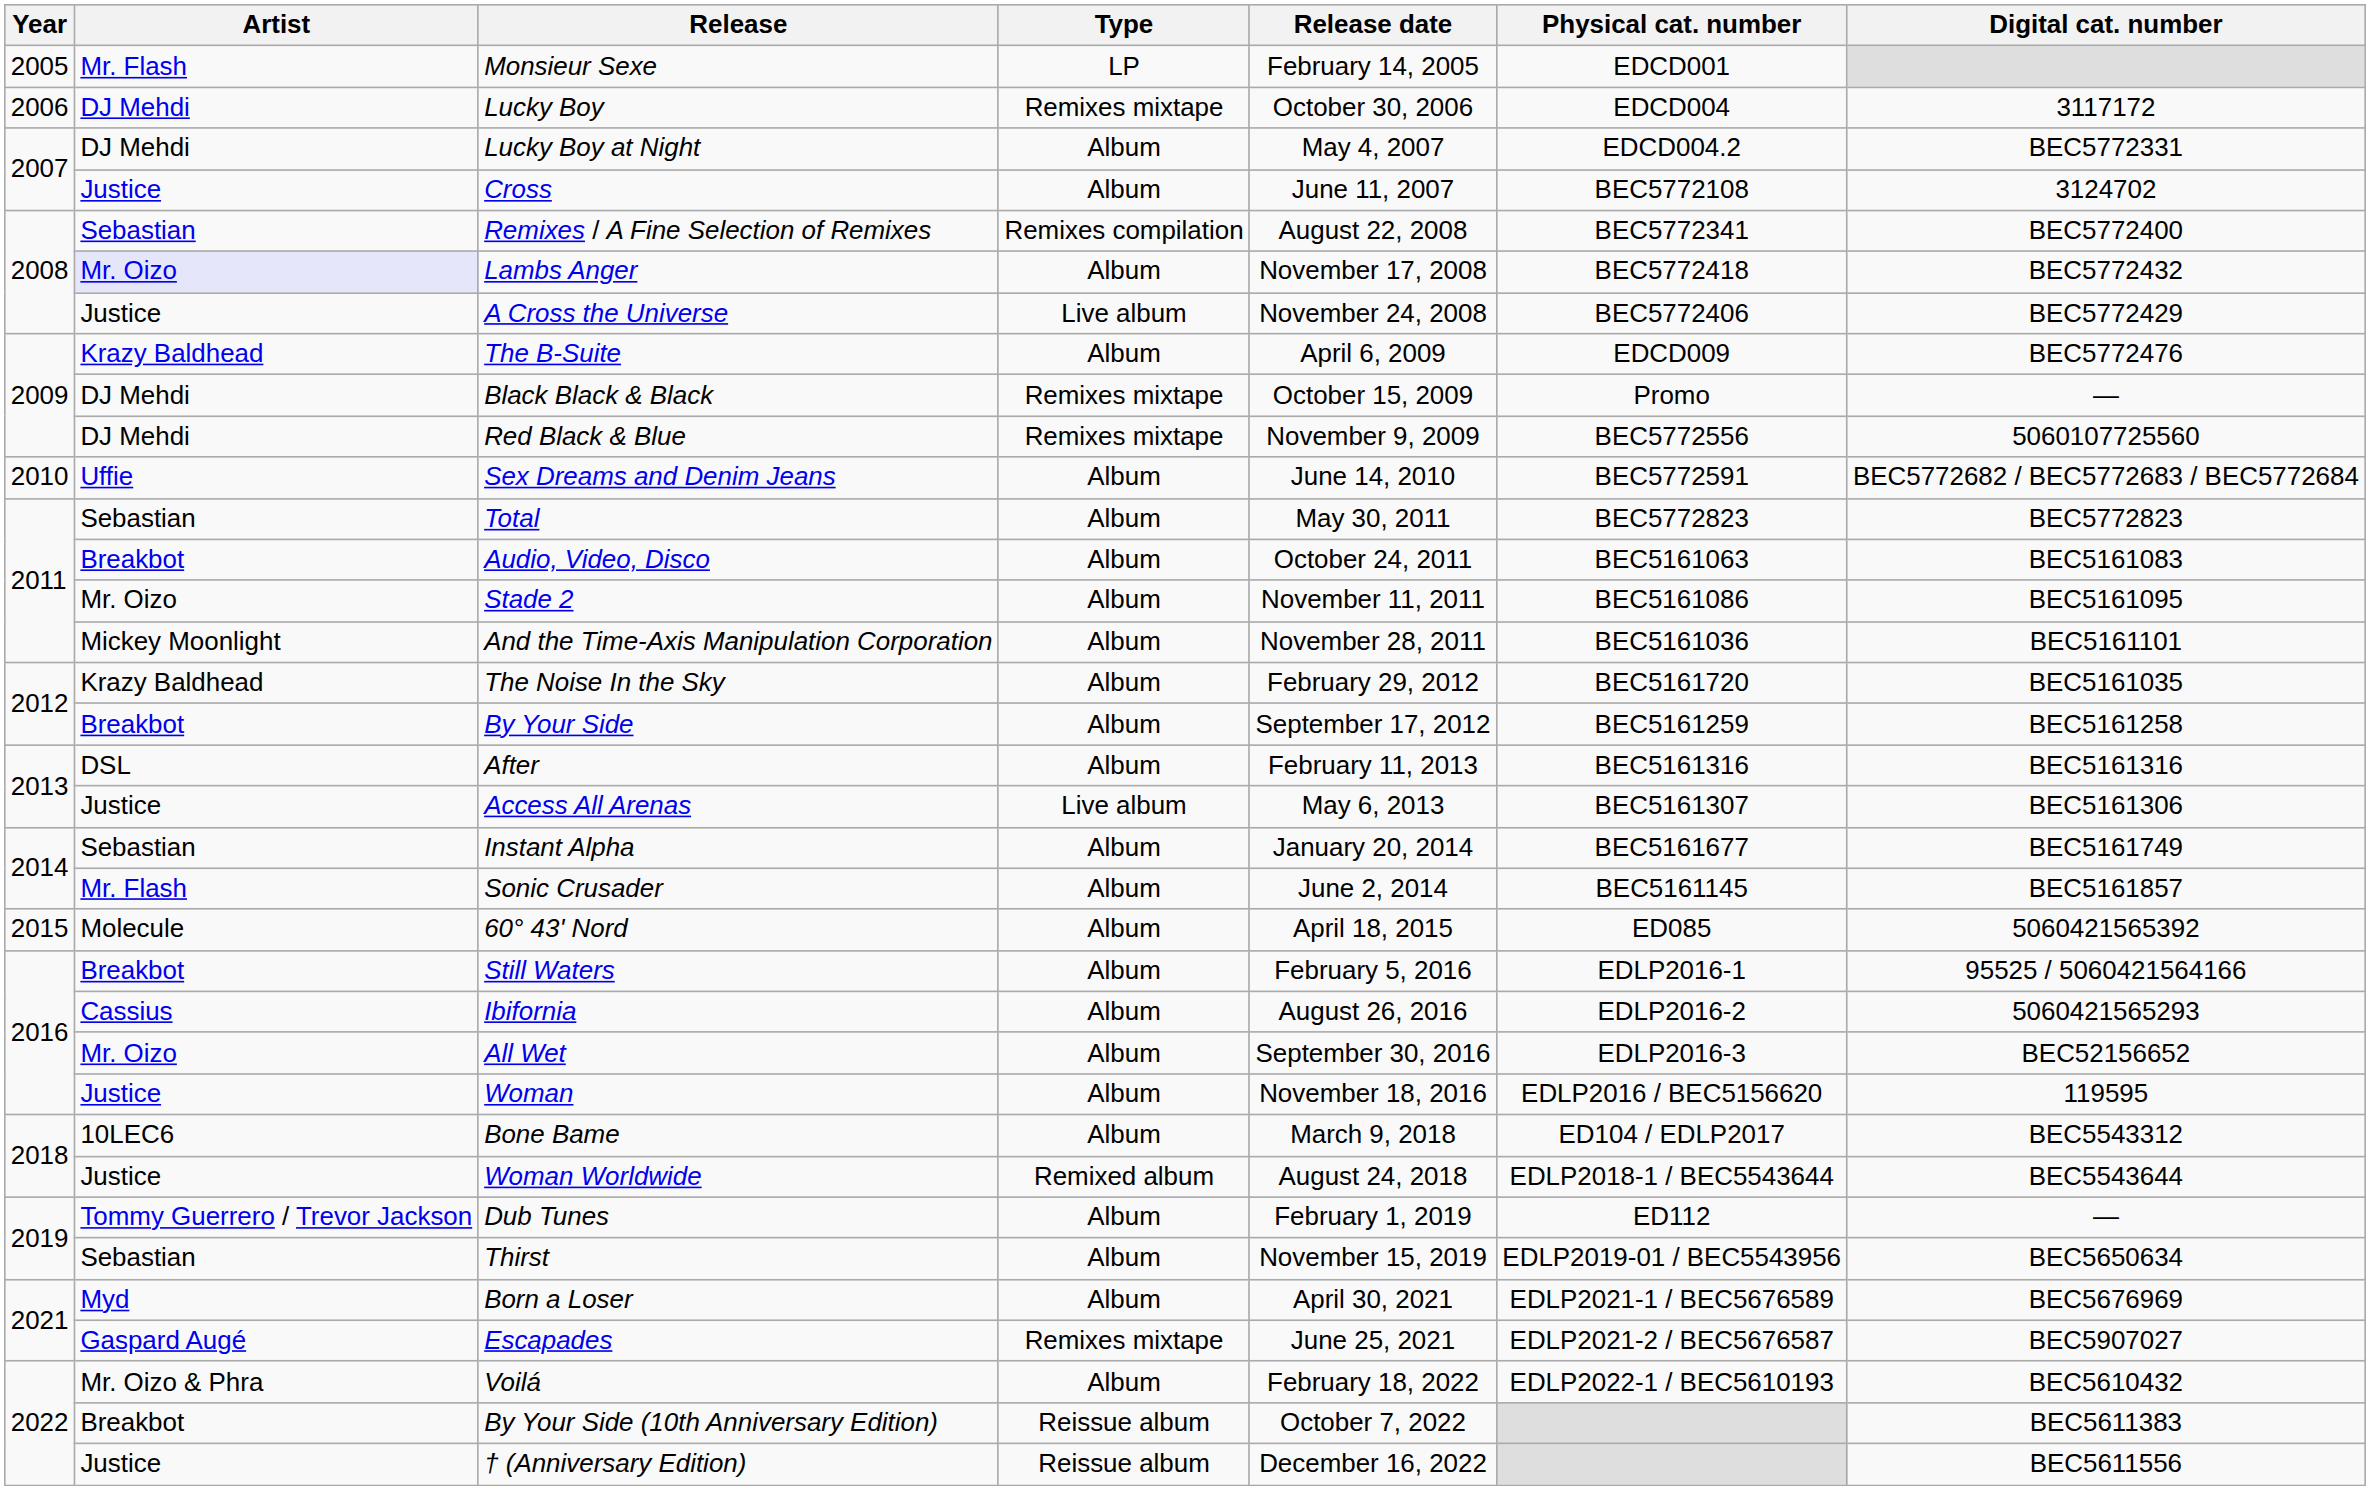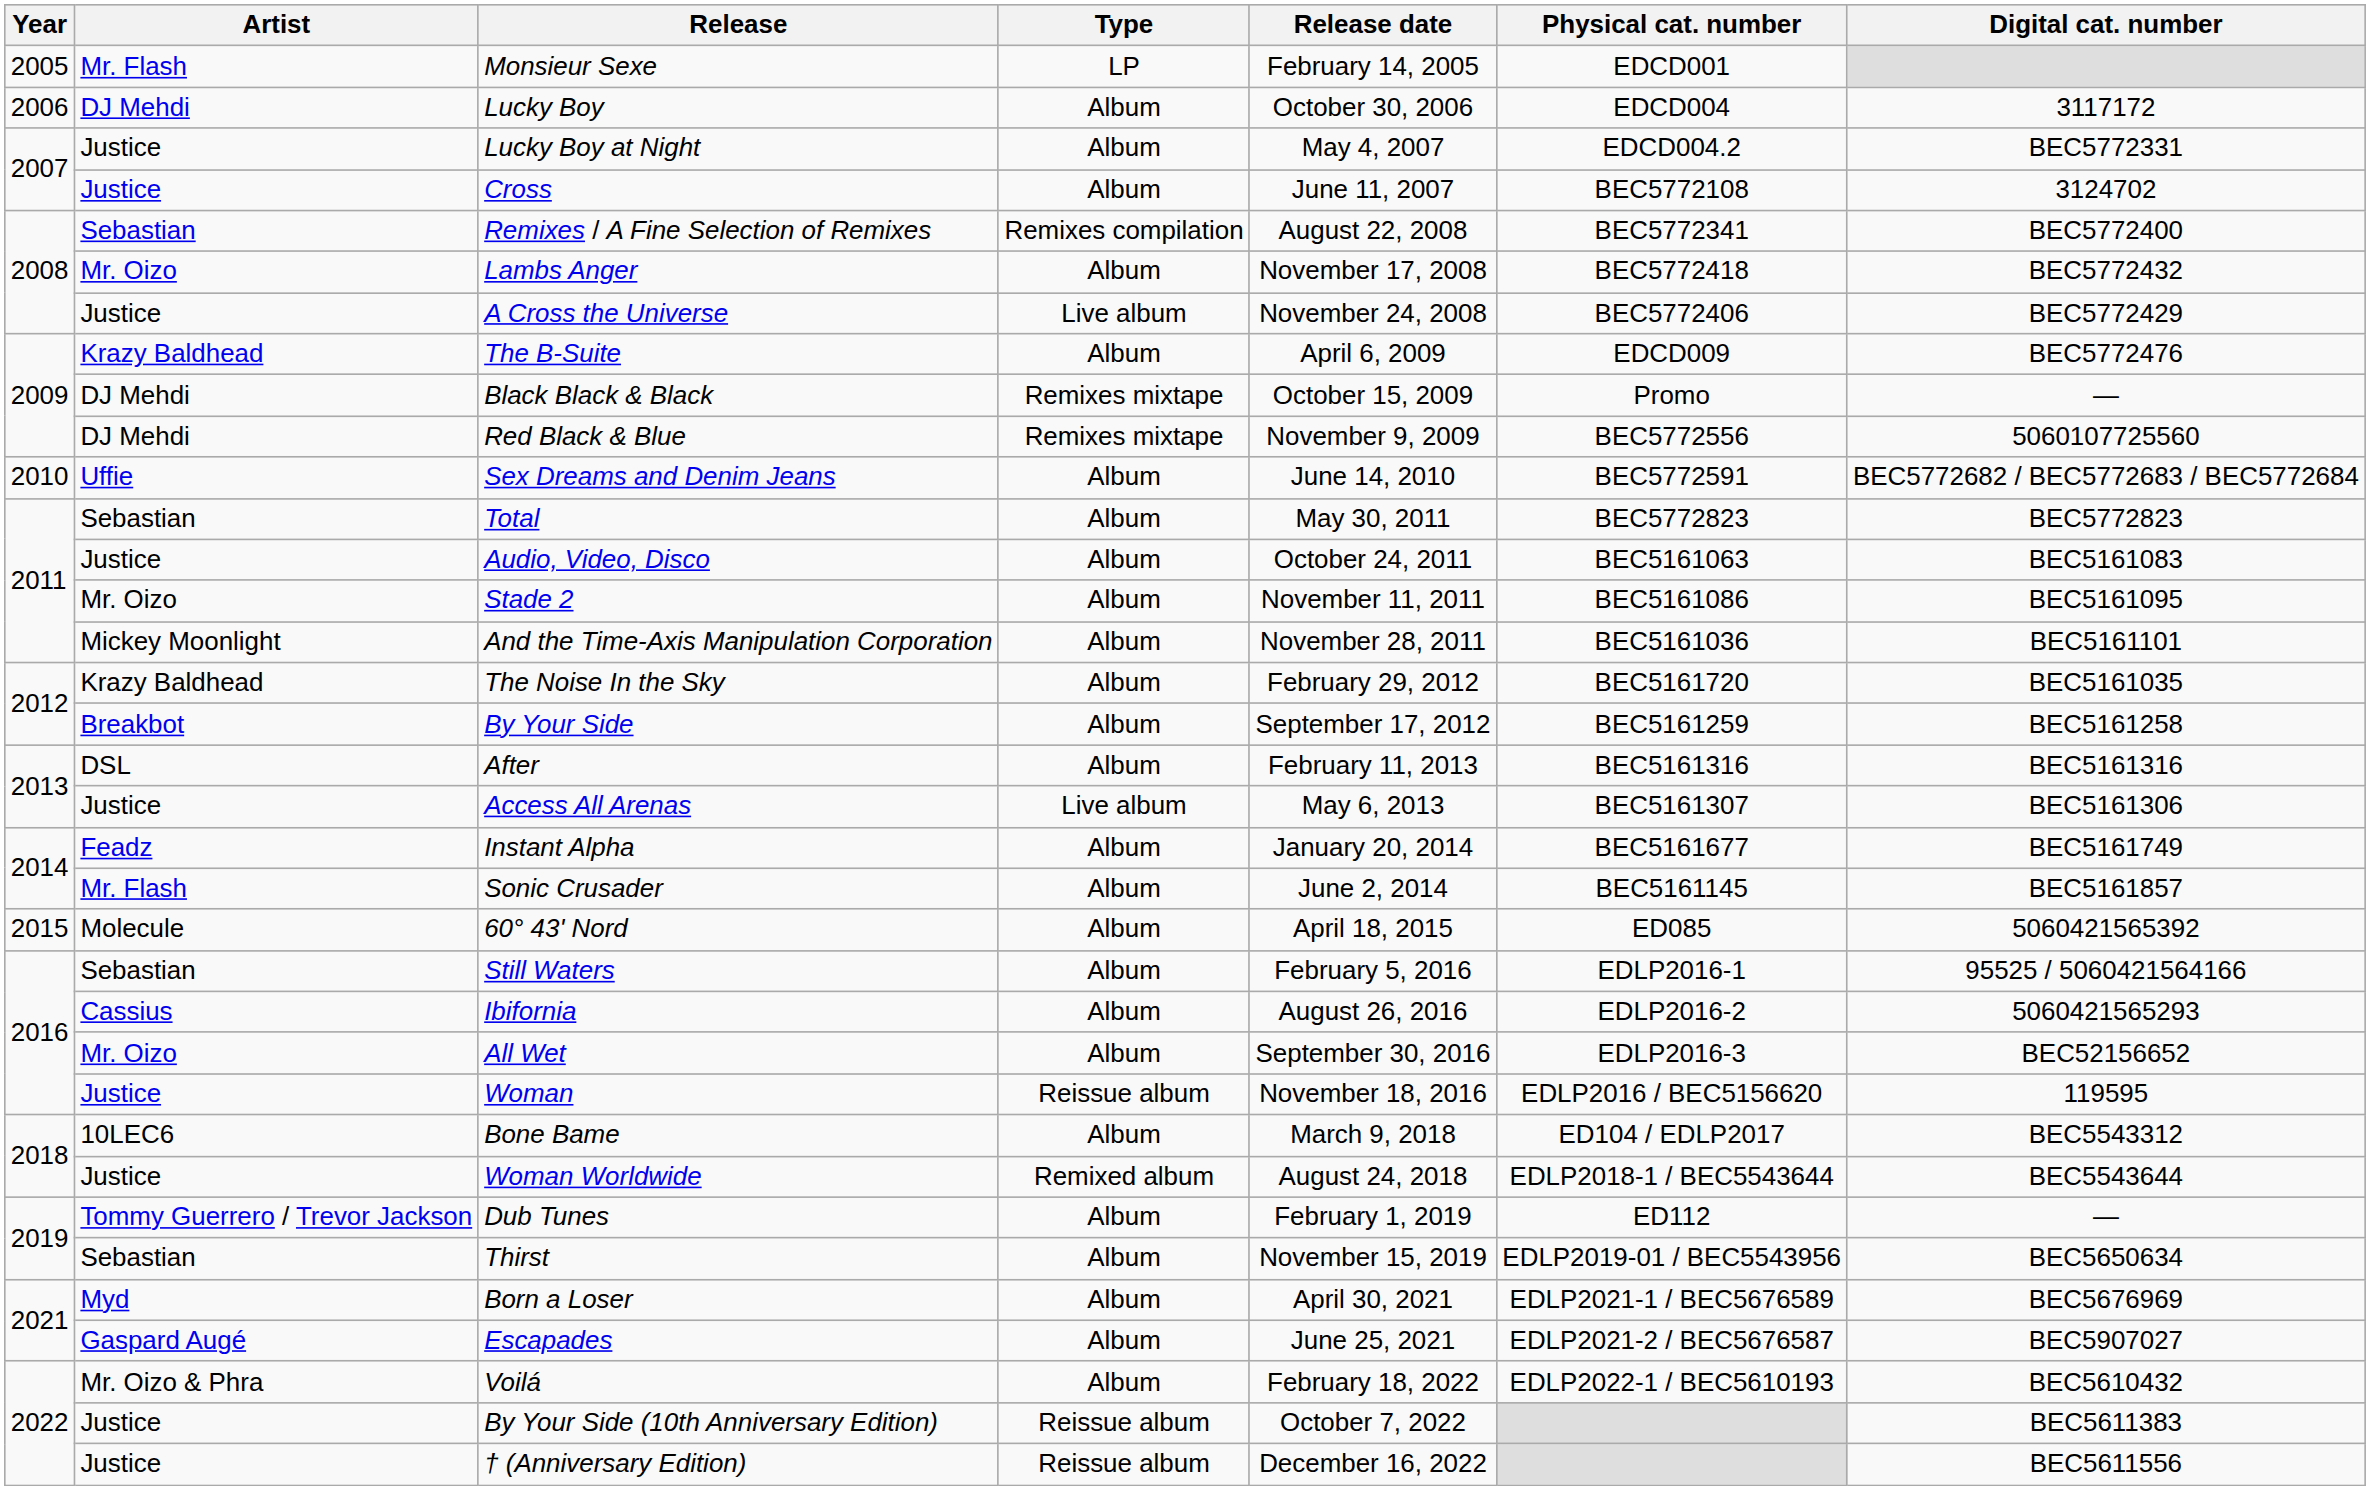(1124, 107) Remixes mixtape -> (1124, 107) Album
(135, 148) DJ Mehdi -> (121, 148) Justice
(129, 271) lavender background -> (129, 271) no background
(132, 559) Breakbot -> (121, 559) Justice
(138, 847) Sebastian -> (116, 847) Feadz
(132, 970) Breakbot -> (138, 970) Sebastian
(1124, 1093) Album -> (1124, 1093) Reissue album
(1124, 1340) Remixes mixtape -> (1124, 1340) Album
(132, 1422) Breakbot -> (121, 1422) Justice
